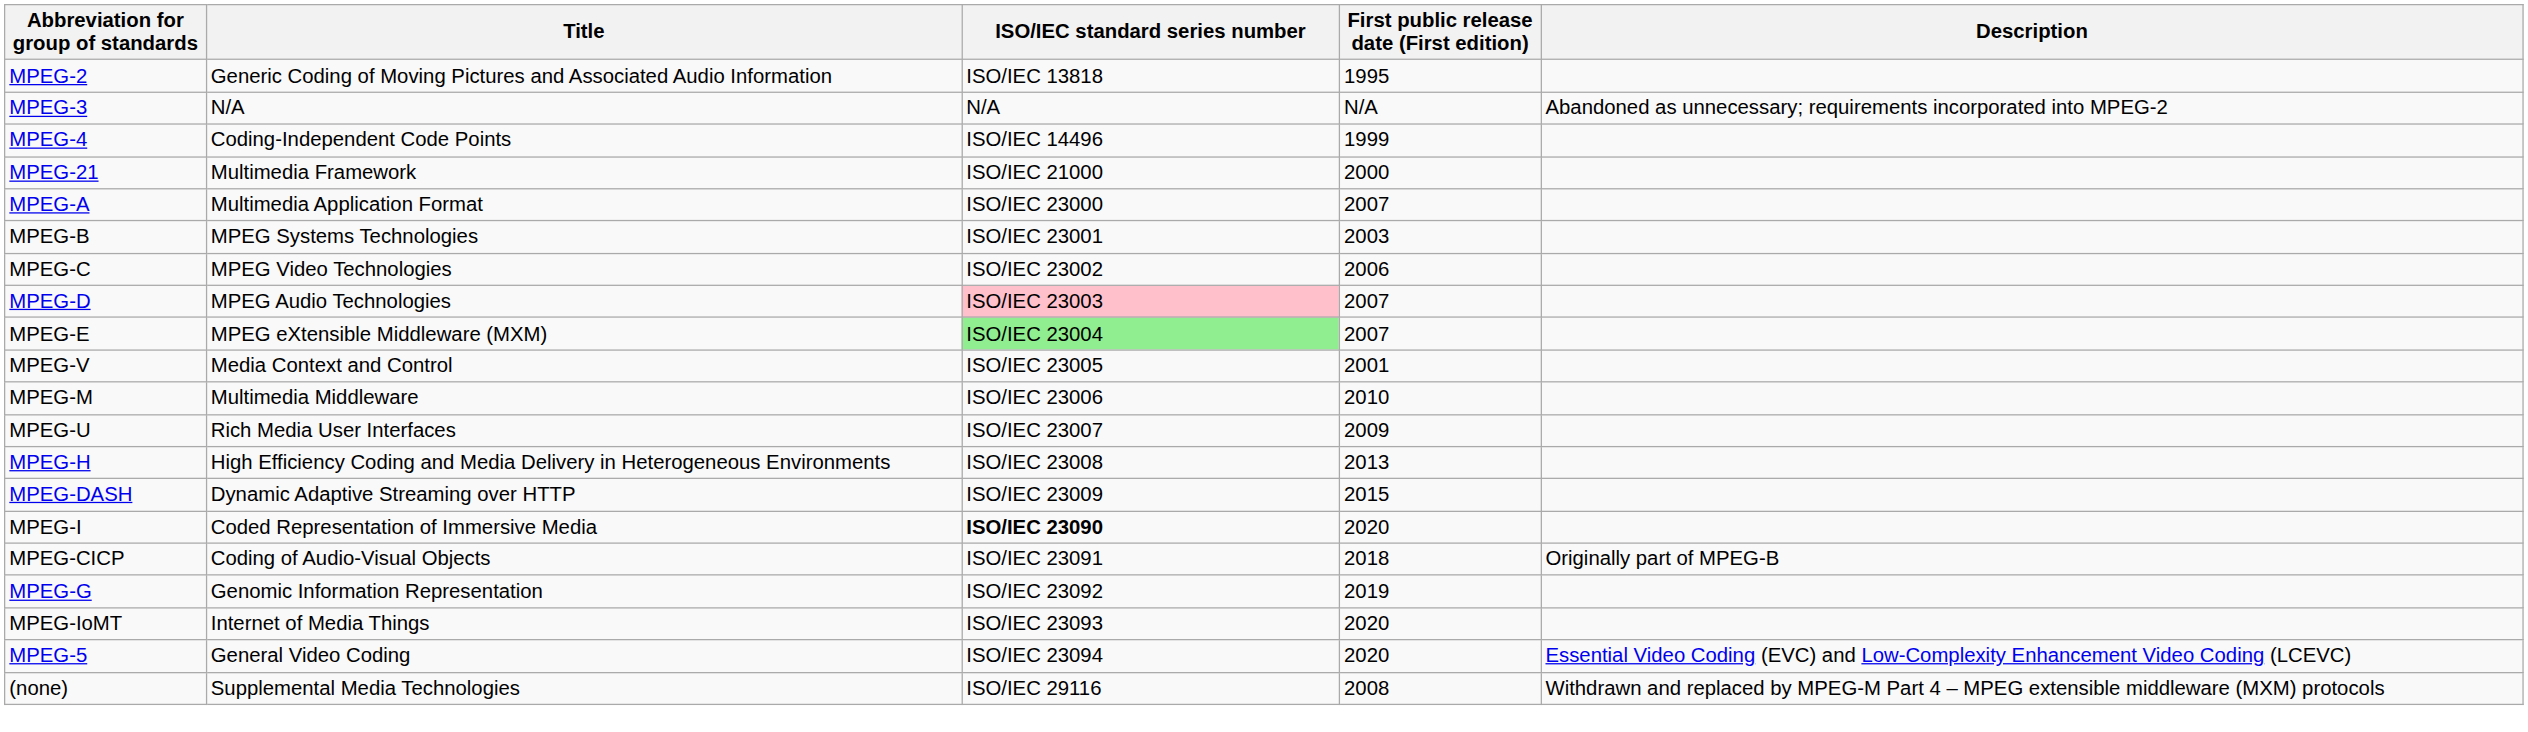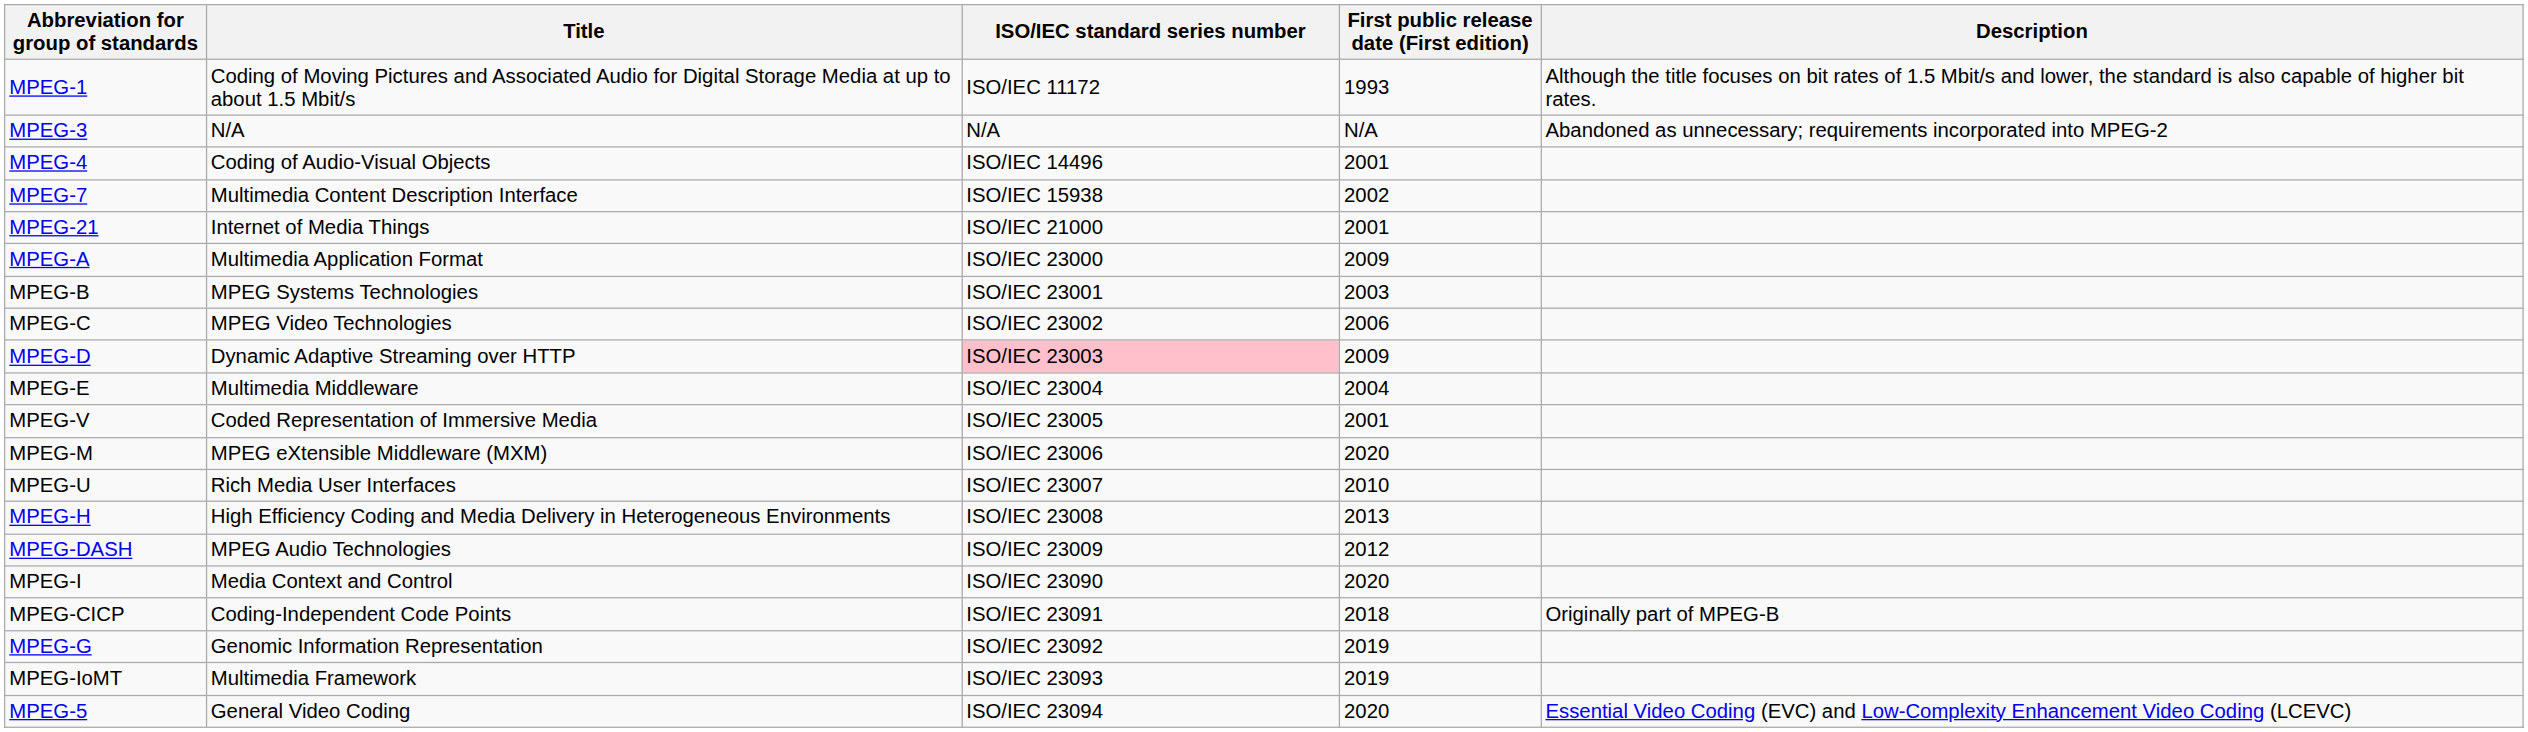+ row: (48, 87)
- row: (48, 75)
(361, 140) Coding-Independent Code Points -> (351, 163) Coding of Audio-Visual Objects
(1367, 140) 1999 -> (1367, 163) 2001
+ row: (48, 195)
(314, 172) Multimedia Framework -> (320, 227) Internet of Media Things
(1367, 172) 2000 -> (1367, 227) 2001
(1367, 204) 2007 -> (1367, 259) 2009
(331, 301) MPEG Audio Technologies -> (393, 356) Dynamic Adaptive Streaming over HTTP
(1367, 301) 2007 -> (1367, 356) 2009
(379, 333) MPEG eXtensible Middleware (MXM) -> (315, 388) Multimedia Middleware
(1035, 333) lightgreen background -> (1035, 388) no background
(1367, 333) 2007 -> (1367, 388) 2004
(332, 365) Media Context and Control -> (404, 420) Coded Representation of Immersive Media
(315, 397) Multimedia Middleware -> (379, 453) MPEG eXtensible Middleware (MXM)
(1367, 397) 2010 -> (1367, 453) 2020
(1367, 430) 2009 -> (1367, 485) 2010
(393, 494) Dynamic Adaptive Streaming over HTTP -> (331, 549) MPEG Audio Technologies
(1367, 494) 2015 -> (1367, 549) 2012
(404, 526) Coded Representation of Immersive Media -> (332, 581) Media Context and Control
(1035, 526) bold -> (1035, 581) normal
(351, 559) Coding of Audio-Visual Objects -> (361, 614) Coding-Independent Code Points
(320, 623) Internet of Media Things -> (314, 678) Multimedia Framework
(1367, 623) 2020 -> (1367, 678) 2019
- row: (39, 687)
